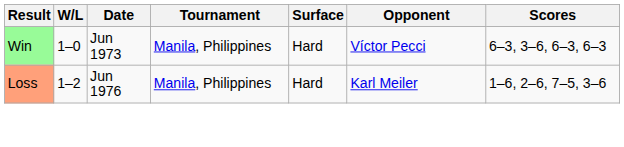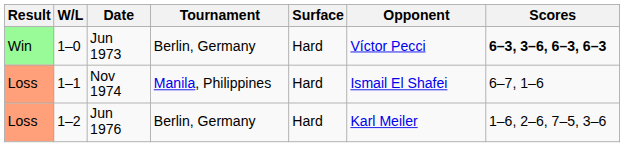(212, 45) Manila, Philippines -> (205, 45) Berlin, Germany
(548, 45) normal -> (548, 45) bold
+ row: (106, 84)
(212, 84) Manila, Philippines -> (205, 122) Berlin, Germany
